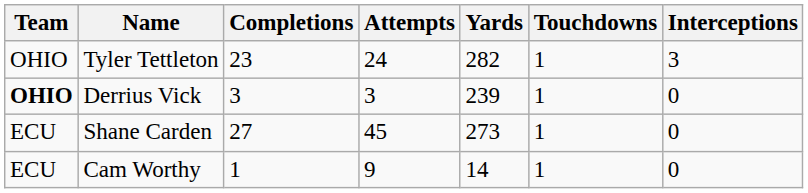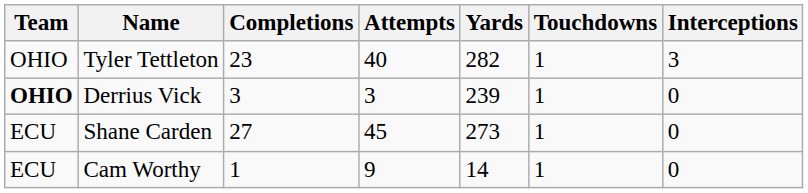(376, 59) 24 -> (376, 59) 40
